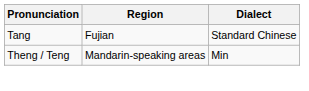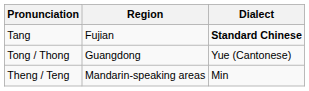(254, 35) normal -> (256, 34) bold
+ row: (38, 56)
